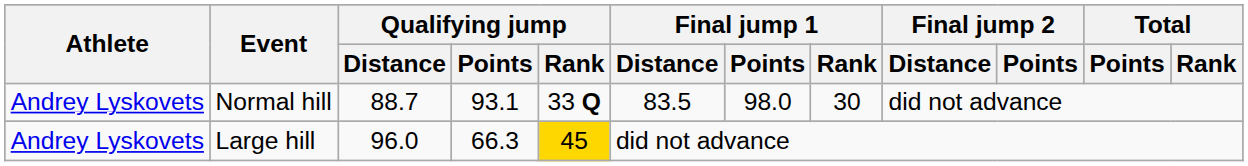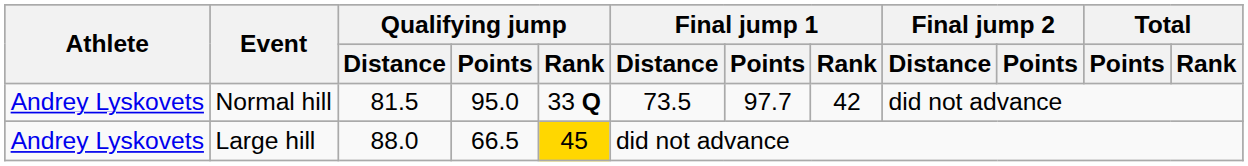(395, 103) 88.7 -> (395, 103) 81.5
(495, 103) 93.1 -> (495, 103) 95.0
(667, 103) 83.5 -> (667, 103) 73.5
(768, 103) 98.0 -> (768, 103) 97.7
(847, 103) 30 -> (847, 103) 42
(395, 141) 96.0 -> (395, 141) 88.0
(495, 141) 66.3 -> (495, 141) 66.5
